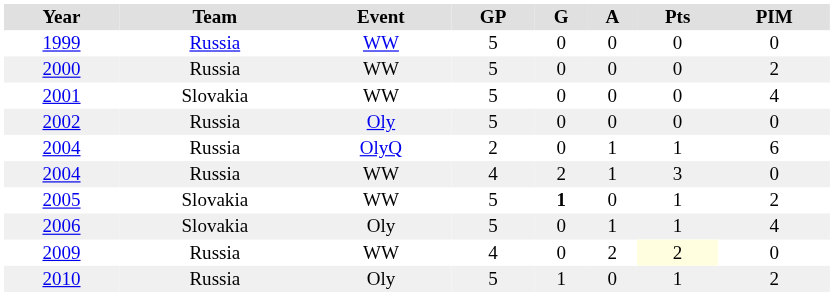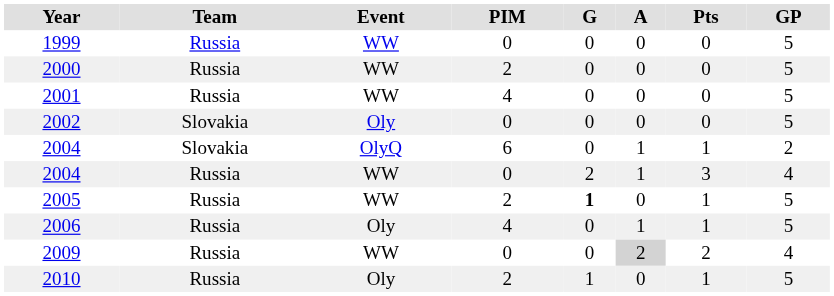columns swapped: (493, 16) <-> (774, 16)
(215, 95) Slovakia -> (215, 95) Russia
(215, 121) Russia -> (215, 121) Slovakia
(215, 147) Russia -> (215, 147) Slovakia
(215, 200) Slovakia -> (215, 200) Russia
(215, 226) Slovakia -> (215, 226) Russia
(612, 252) no background -> (641, 252) lightgrey background
(678, 252) lightyellow background -> (706, 252) no background
